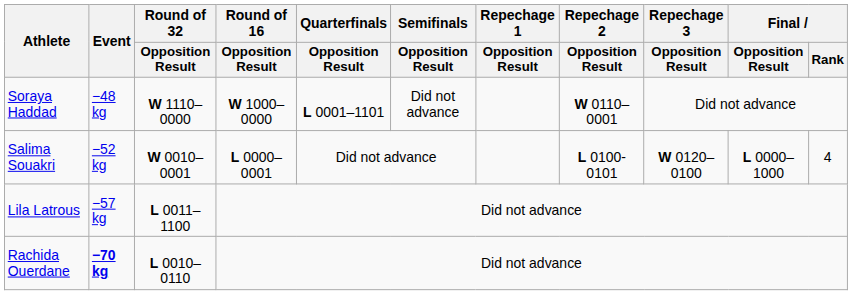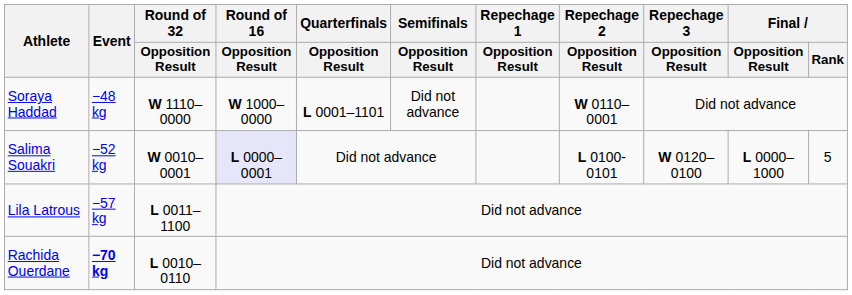(256, 165) no background -> (256, 165) lavender background
(828, 157) 4 -> (828, 157) 5
